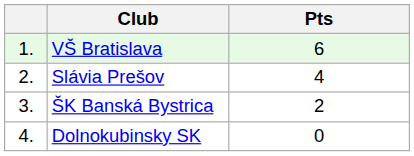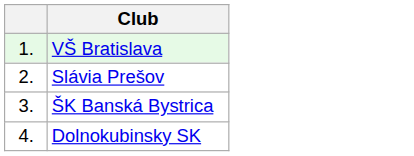- column: (319, 19)
